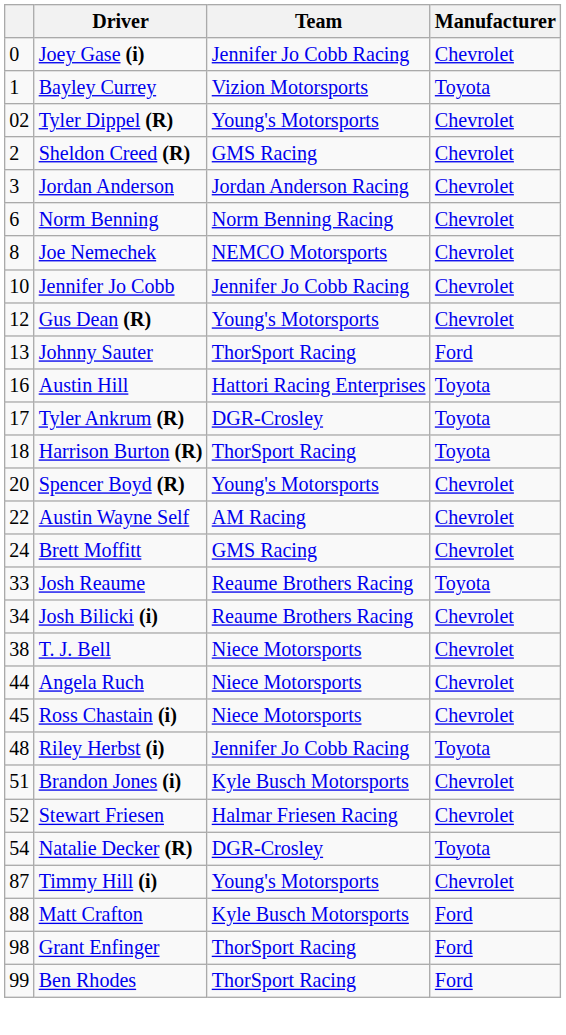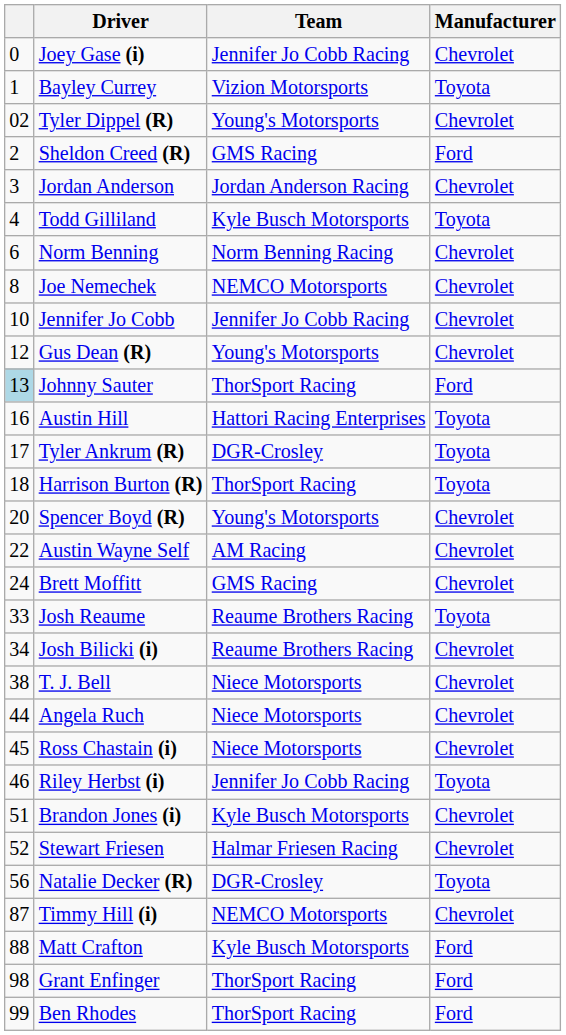(474, 153) Chevrolet -> (454, 153) Ford
+ row: (97, 219)
(19, 352) no background -> (19, 385) lightblue background
(19, 749) 48 -> (19, 782) 46
(19, 848) 54 -> (19, 881) 56
(295, 881) Young's Motorsports -> (299, 914) NEMCO Motorsports
